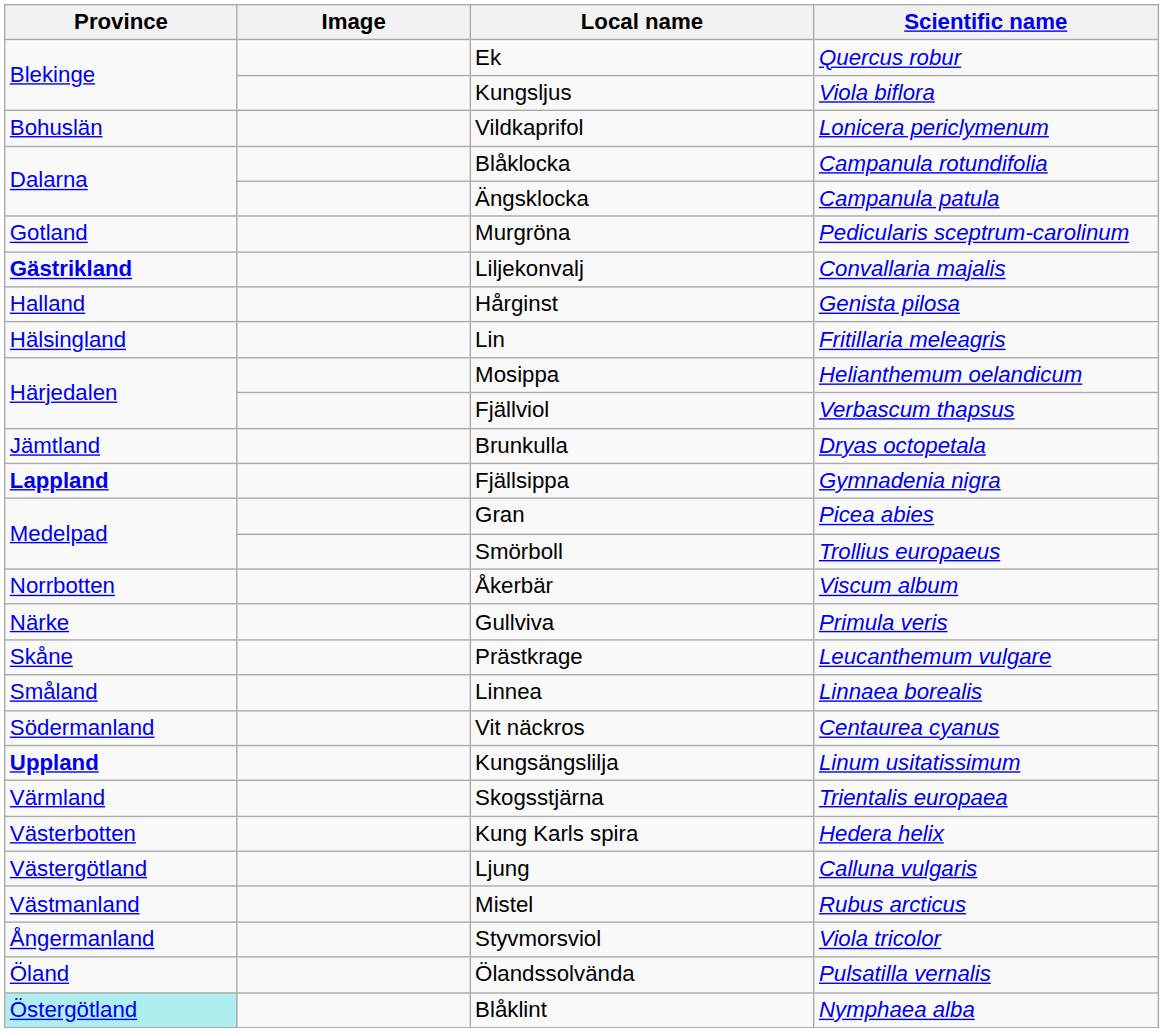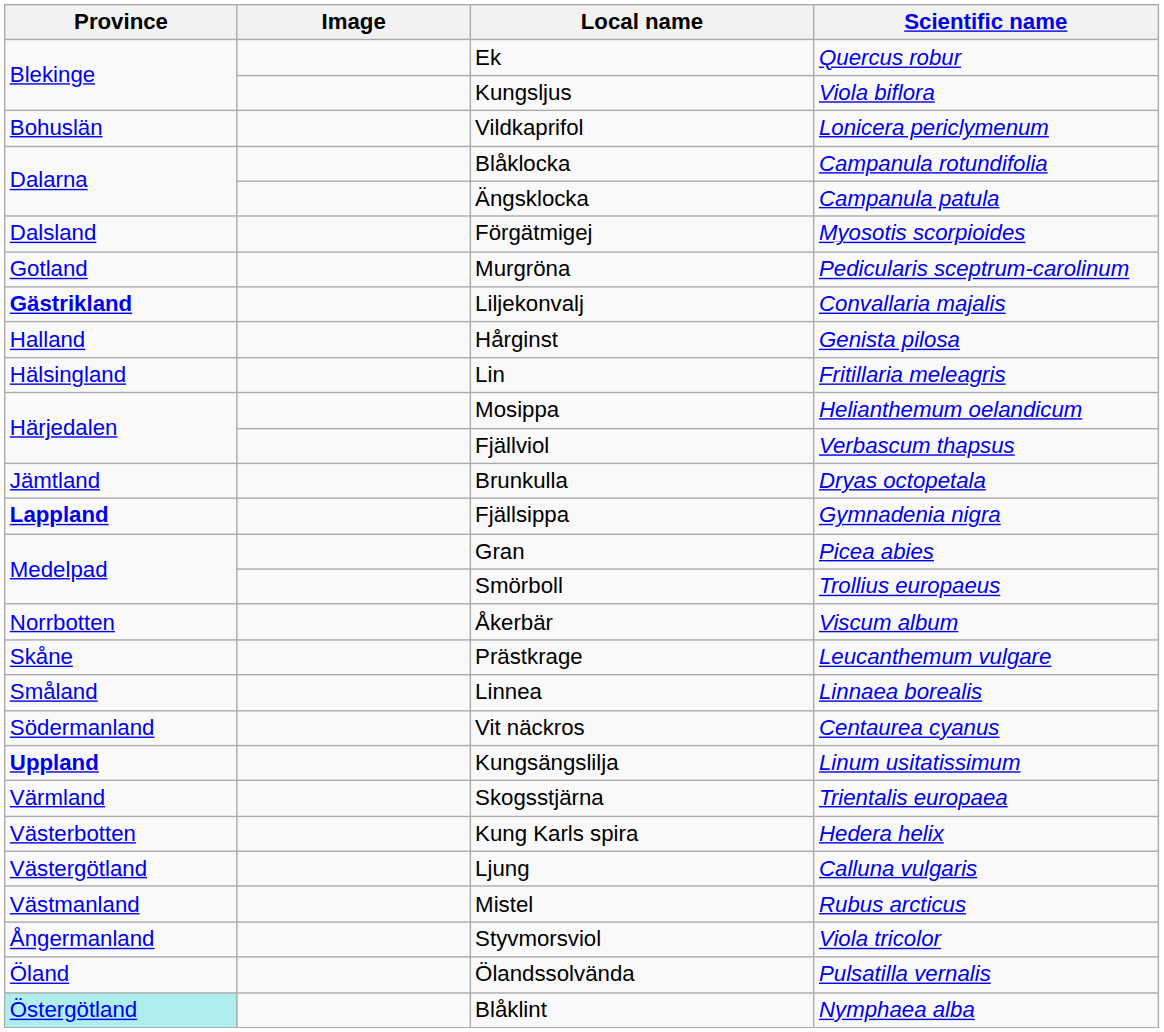+ row: (534, 233)
- row: (515, 621)
